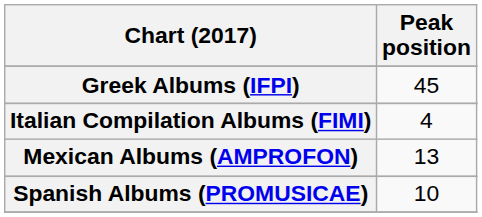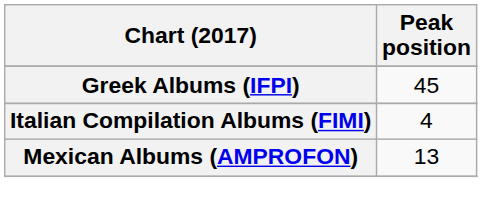- row: (191, 193)
